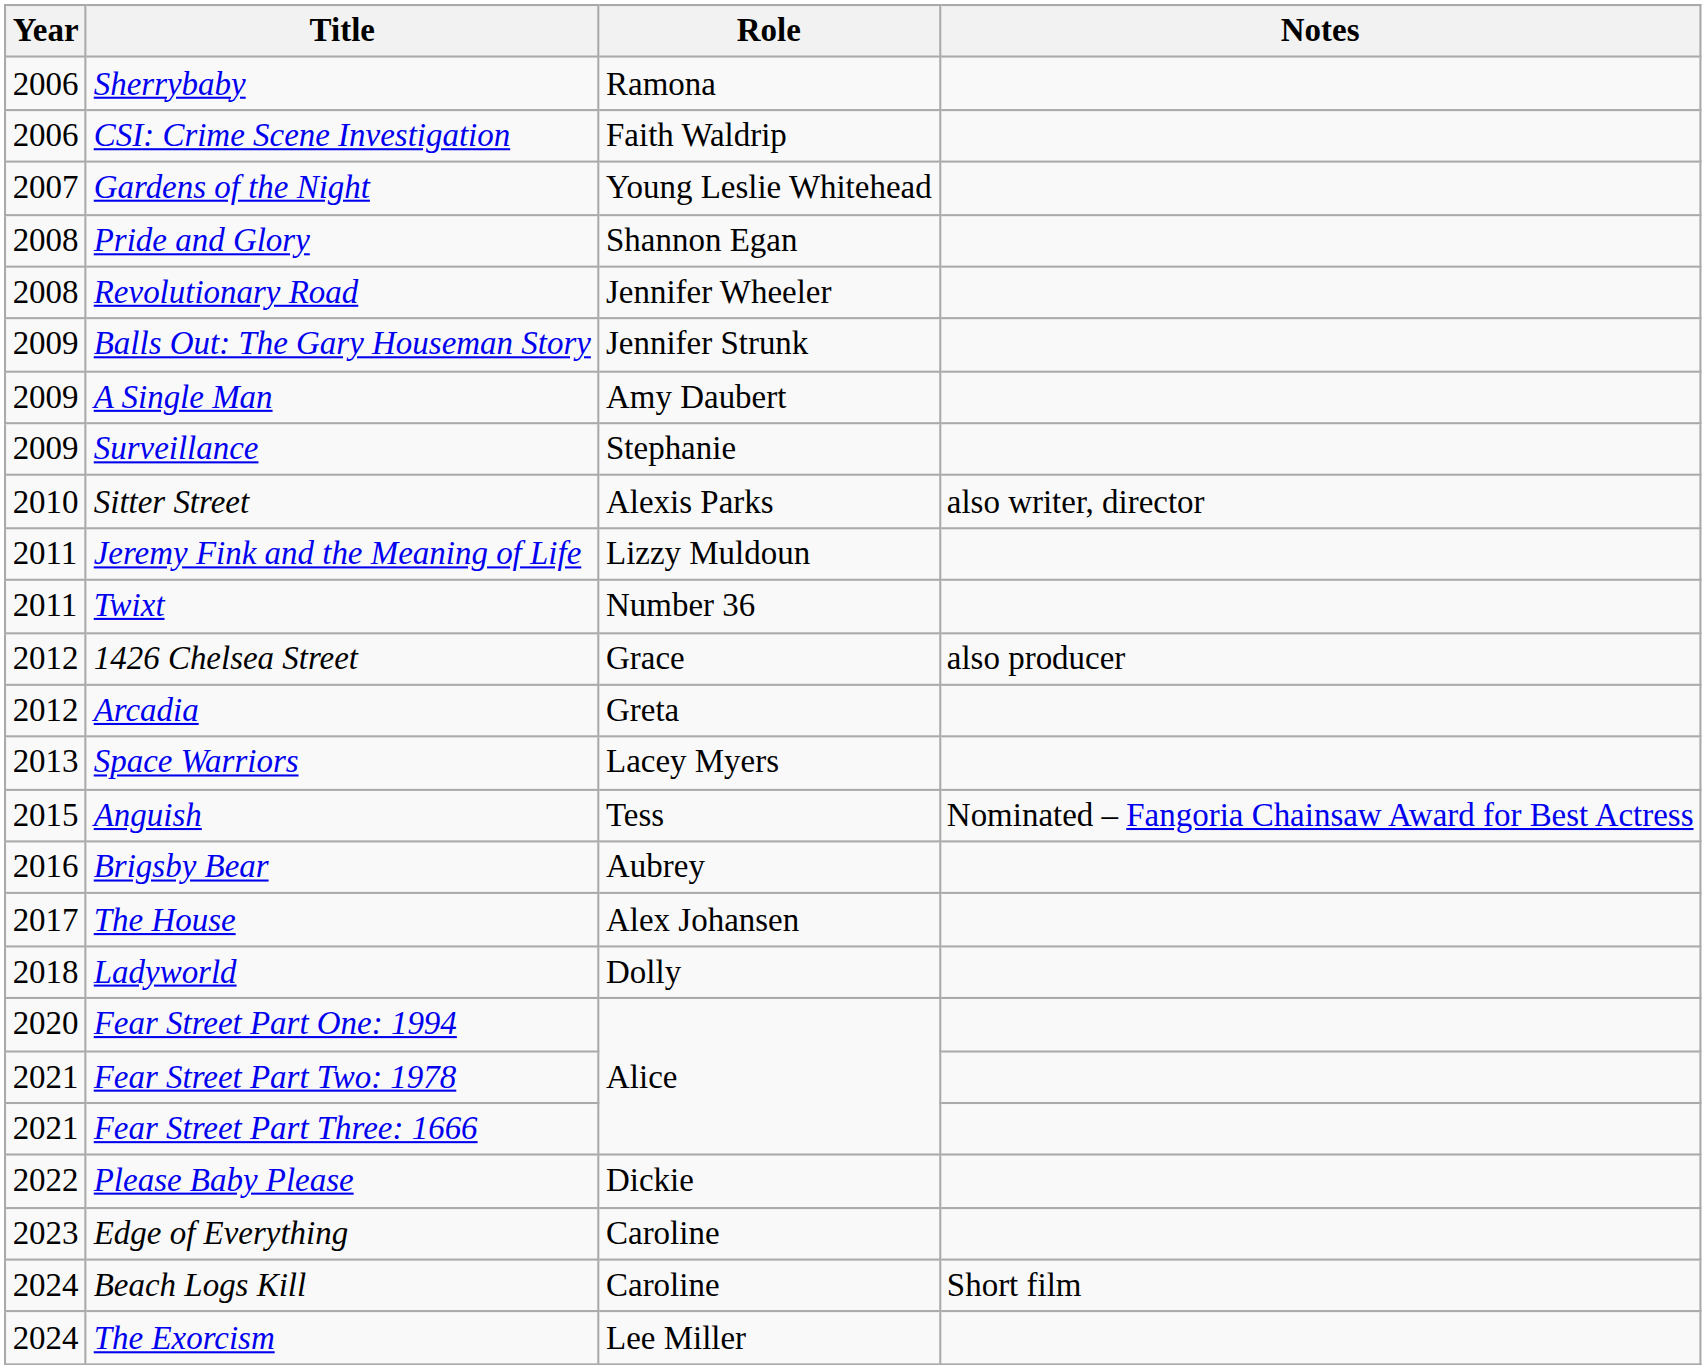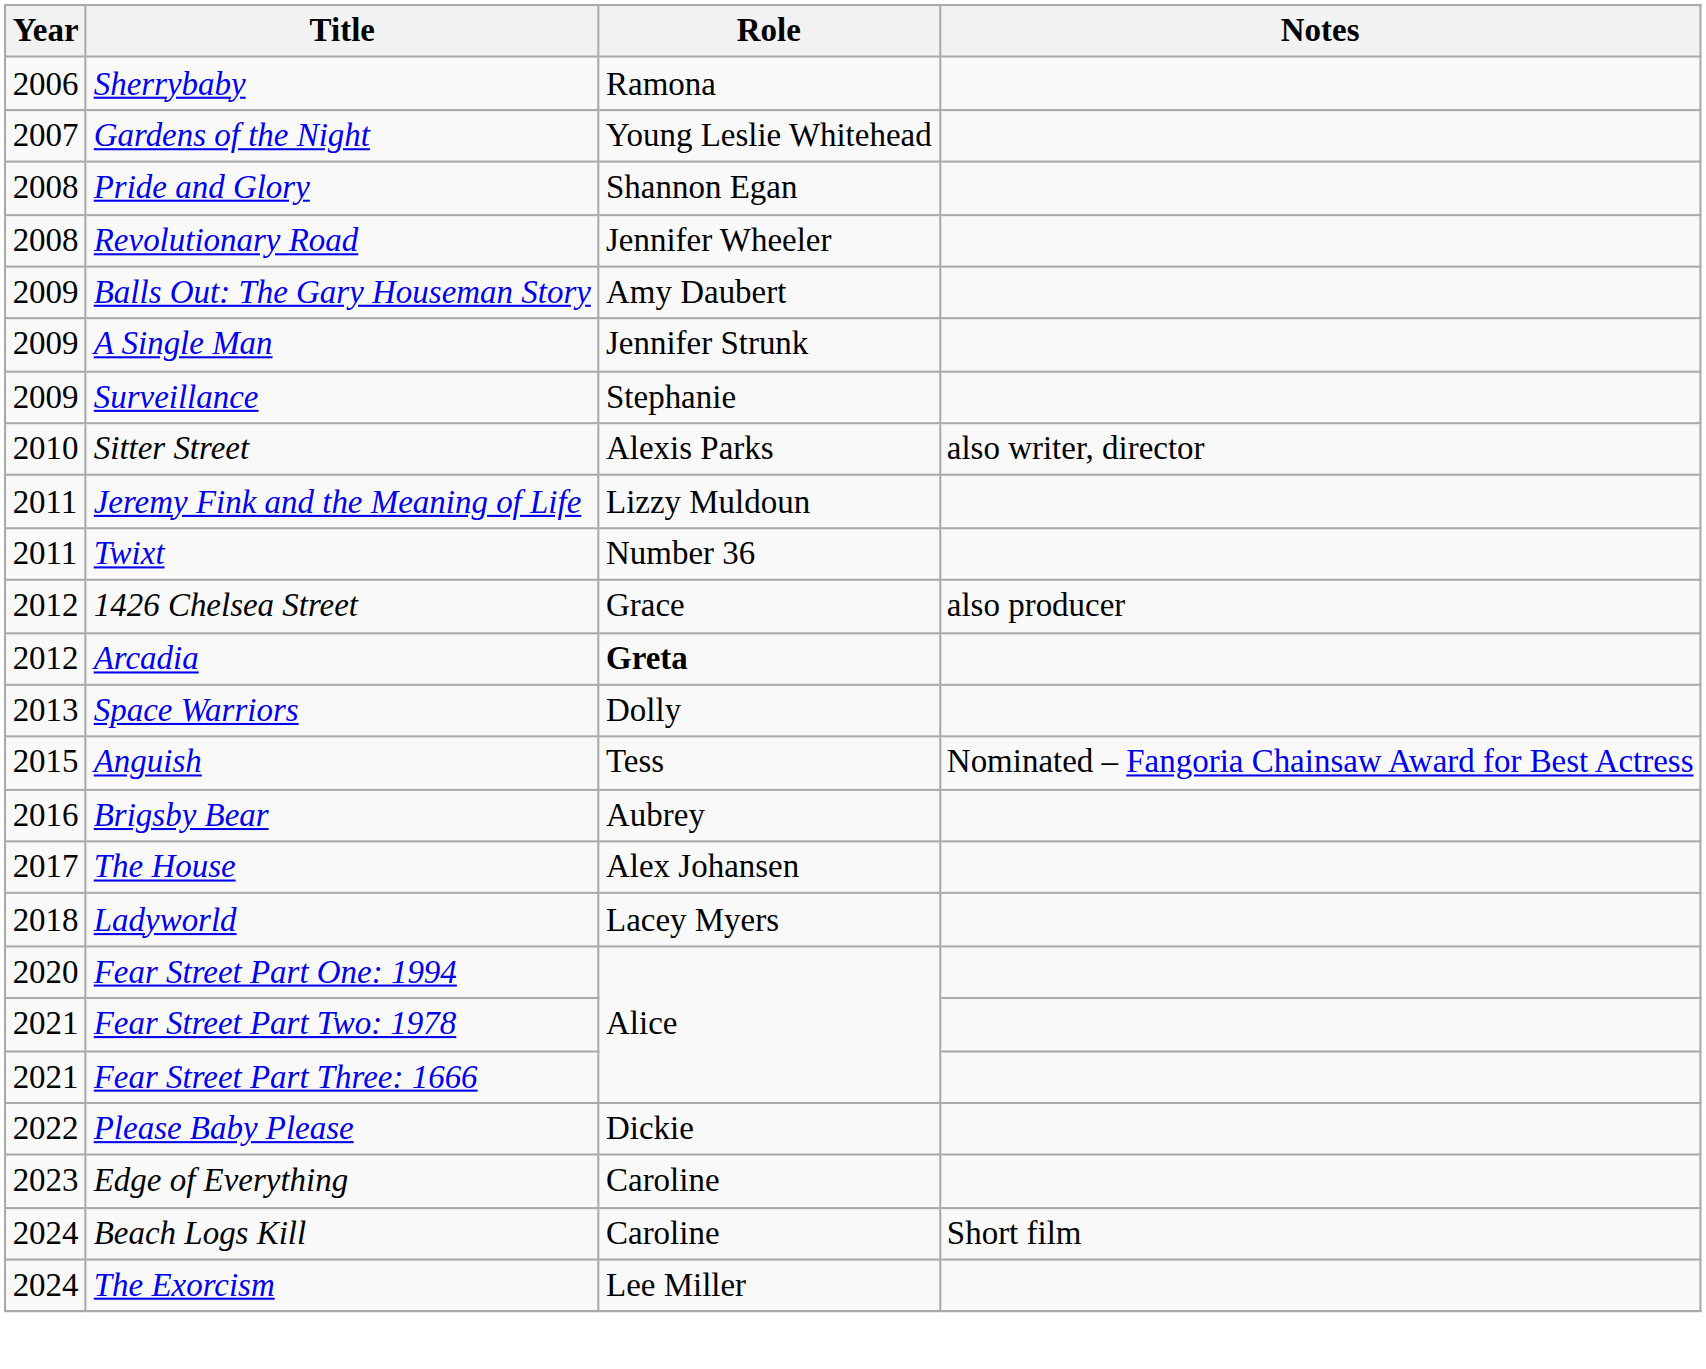- row: (302, 135)
(707, 344) Jennifer Strunk -> (696, 291) Amy Daubert
(696, 396) Amy Daubert -> (707, 344) Jennifer Strunk
(643, 710) normal -> (647, 657) bold
(693, 762) Lacey Myers -> (644, 710) Dolly
(644, 971) Dolly -> (693, 919) Lacey Myers
